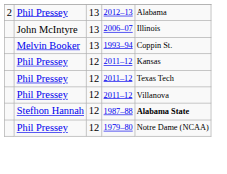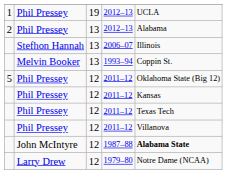+ row: (9, 12)
(47, 29) John McIntyre -> (50, 45) Stefhon Hannah
+ row: (9, 78)
(50, 111) Stefhon Hannah -> (47, 144) John McIntyre
(42, 128) Phil Pressey -> (41, 161) Larry Drew
